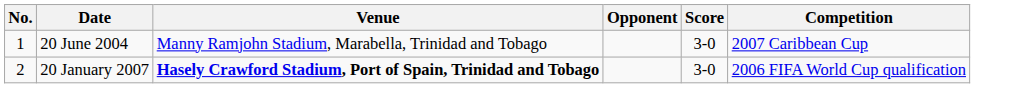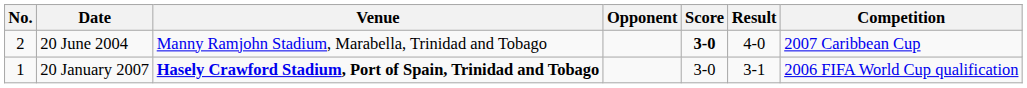+ column: (754, 17)
(20, 43) 1 -> (20, 43) 2
(705, 43) normal -> (705, 43) bold
(20, 69) 2 -> (20, 69) 1
